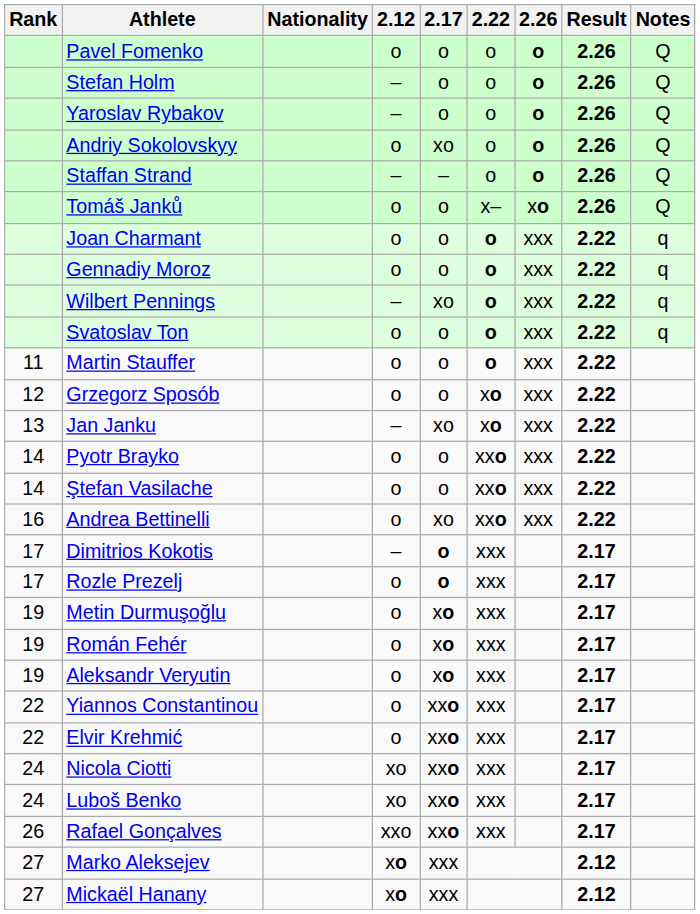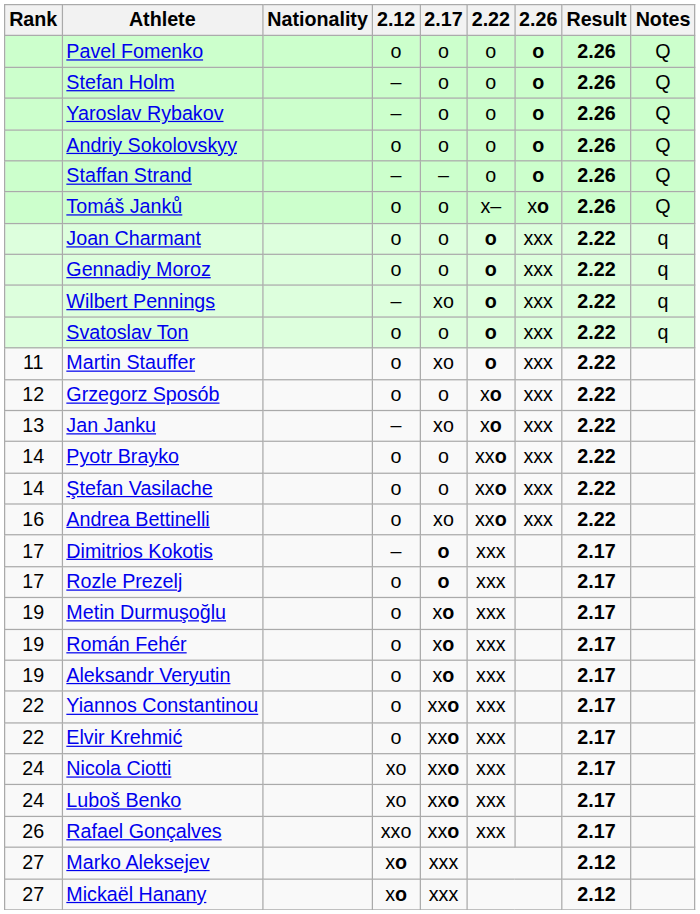(443, 144) xo -> (443, 144) o
(443, 363) o -> (443, 363) xo
